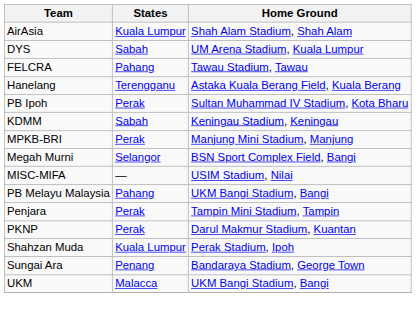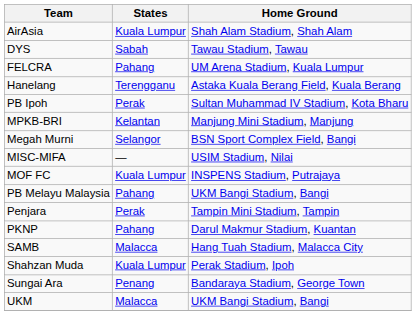(277, 49) UM Arena Stadium, Kuala Lumpur -> (249, 49) Tawau Stadium, Tawau
(249, 67) Tawau Stadium, Tawau -> (277, 67) UM Arena Stadium, Kuala Lumpur
- row: (24, 121)
(130, 139) Perak -> (138, 121) Kelantan
+ row: (29, 175)
(130, 229) Perak -> (135, 229) Pahang
+ row: (23, 247)
